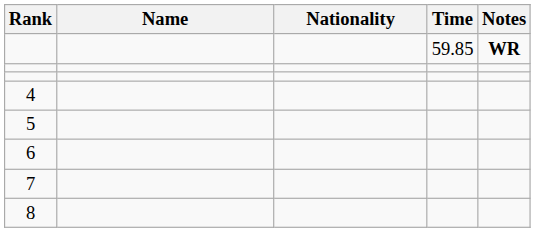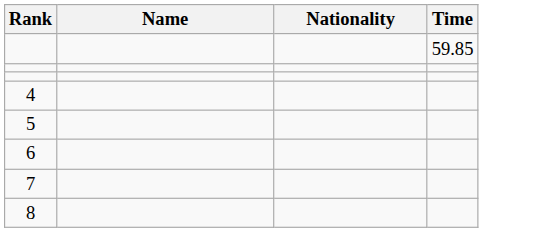- column: (504, 19)
